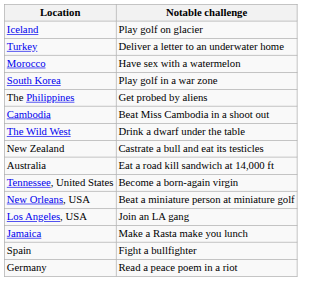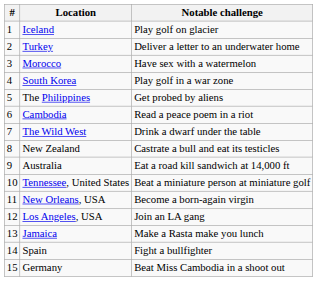+ column: (12, 13)
(194, 115) Beat Miss Cambodia in a shoot out -> (194, 115) Read a peace poem in a riot
(178, 183) Become a born-again virgin -> (222, 183) Beat a miniature person at miniature golf
(207, 200) Beat a miniature person at miniature golf -> (194, 200) Become a born-again virgin
(178, 268) Read a peace poem in a riot -> (209, 268) Beat Miss Cambodia in a shoot out
